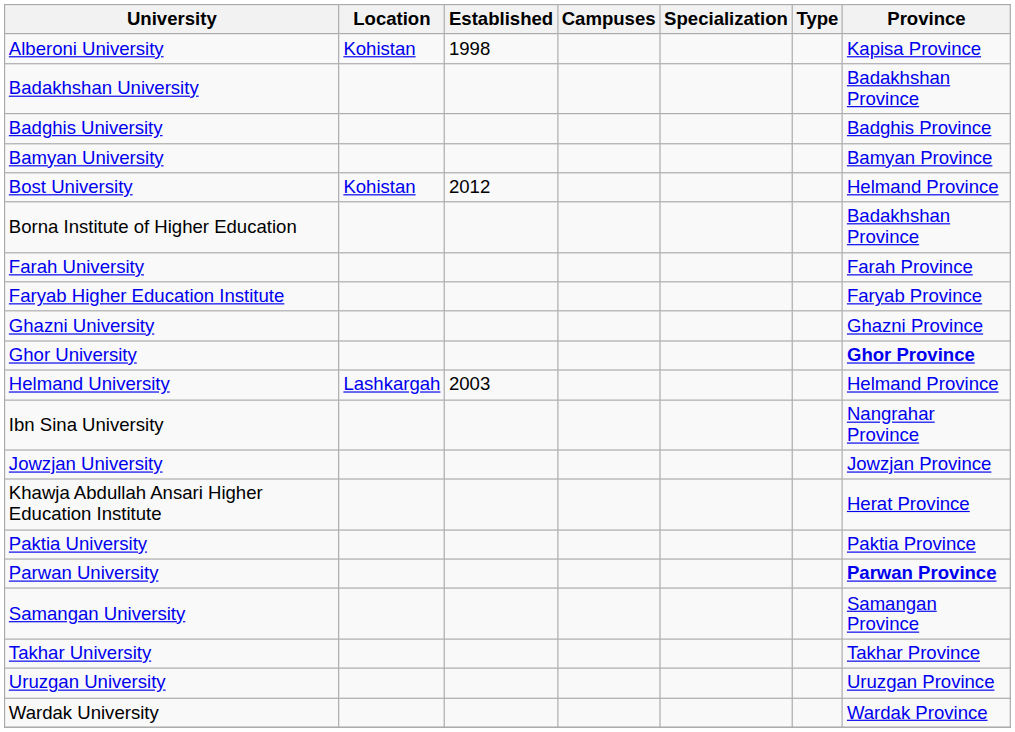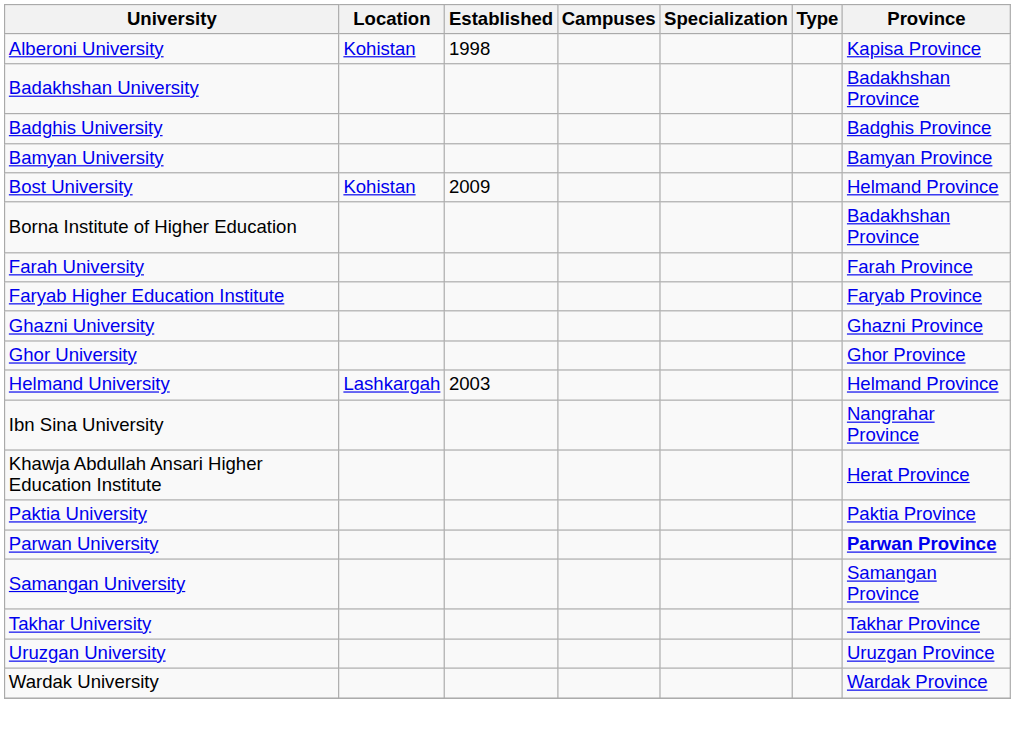(470, 187) 2012 -> (470, 187) 2009
(911, 355) bold -> (906, 355) normal
- row: (86, 464)
